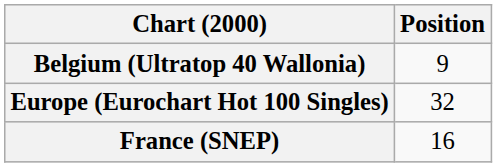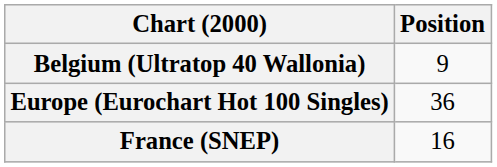(443, 102) 32 -> (443, 102) 36
